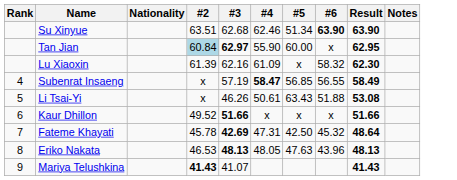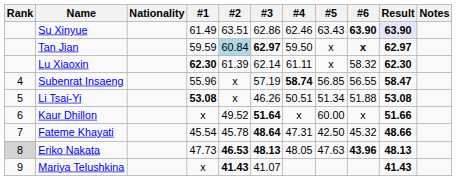+ column: (203, 13)
(235, 30) 62.68 -> (267, 30) 62.86
(299, 30) 51.34 -> (331, 30) 63.43
(366, 30) no background -> (398, 30) lavender background
(267, 47) 55.90 -> (299, 47) 59.50
(299, 47) 60.00 -> (331, 47) x
(331, 47) normal -> (363, 47) bold
(366, 47) 62.95 -> (398, 47) 62.97
(235, 64) 62.16 -> (267, 64) 62.14
(267, 64) 61.09 -> (299, 64) 61.11
(267, 81) 58.47 -> (299, 81) 58.74
(366, 81) 58.49 -> (398, 81) 58.47
(267, 99) 50.61 -> (299, 99) 50.51
(299, 99) 63.43 -> (331, 99) 51.34
(235, 116) 51.66 -> (267, 116) 51.64
(299, 116) x -> (331, 116) 60.00
(235, 133) 42.69 -> (267, 133) 48.64
(366, 133) 48.64 -> (398, 133) 48.66
(20, 150) no background -> (20, 150) lightgrey background
(203, 150) normal -> (235, 150) bold
(331, 150) normal -> (363, 150) bold
